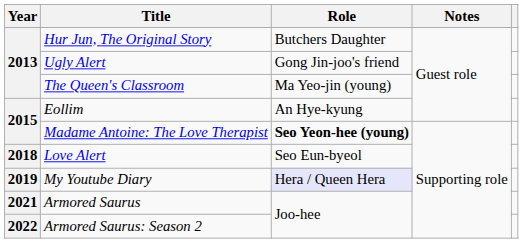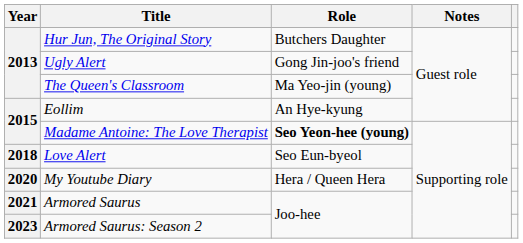(23, 179) 2019 -> (23, 179) 2020
(330, 179) lavender background -> (330, 179) no background
(23, 226) 2022 -> (23, 226) 2023
